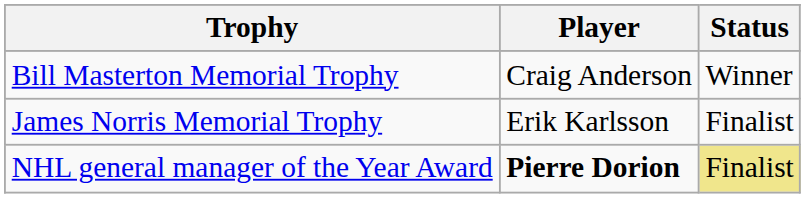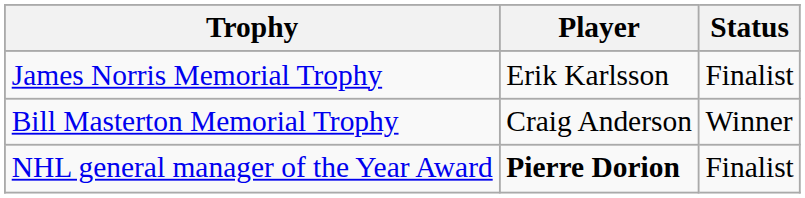rows swapped: (205, 74) <-> (197, 121)
(750, 167) khaki background -> (750, 167) no background
